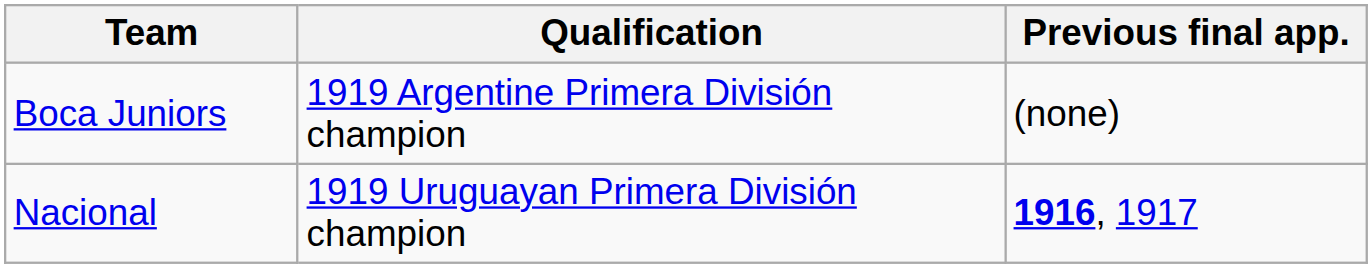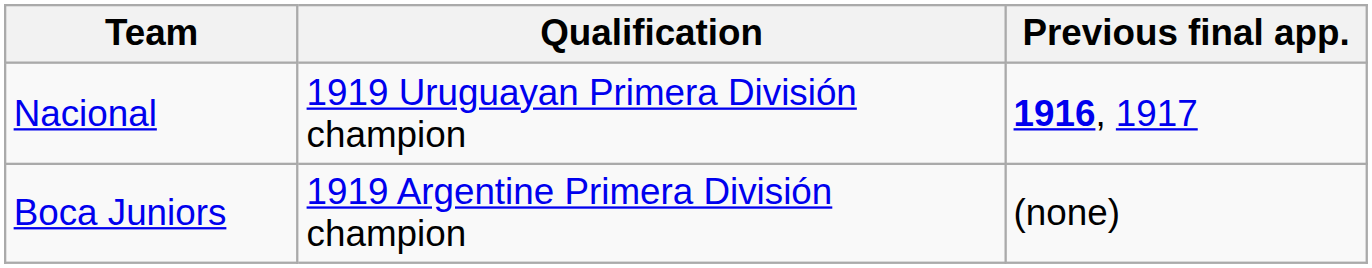rows swapped: (85, 212) <-> (120, 112)
